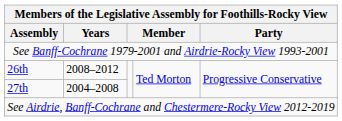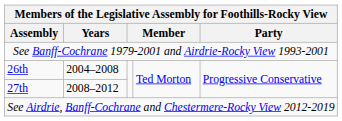(92, 70) 2008–2012 -> (92, 70) 2004–2008
(92, 88) 2004–2008 -> (92, 88) 2008–2012
